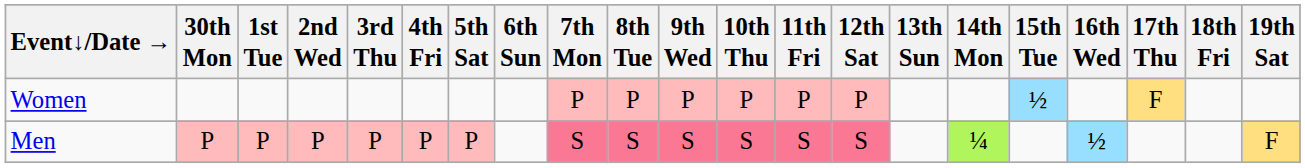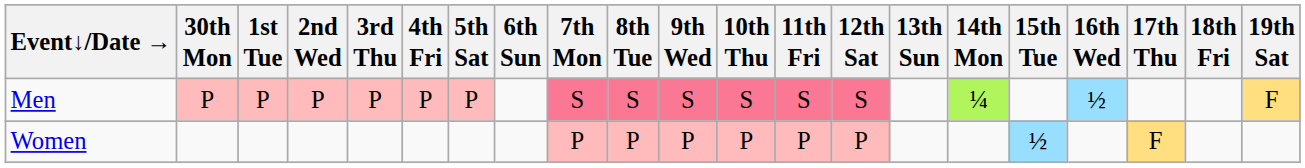rows swapped: (33, 141) <-> (49, 99)
